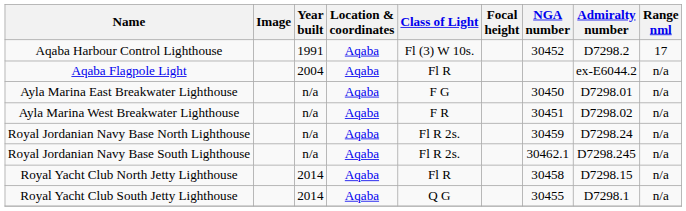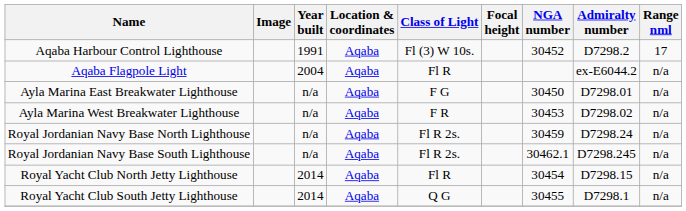(548, 112) 30451 -> (548, 112) 30453
(548, 175) 30458 -> (548, 175) 30454
